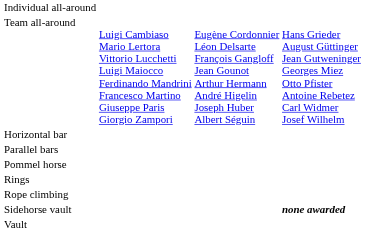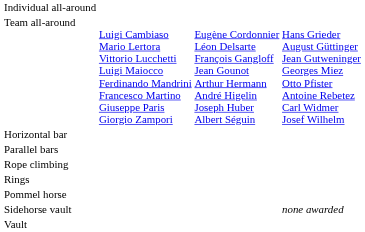rows swapped: (35, 165) <-> (36, 194)
(314, 209) bold -> (313, 209) normal
